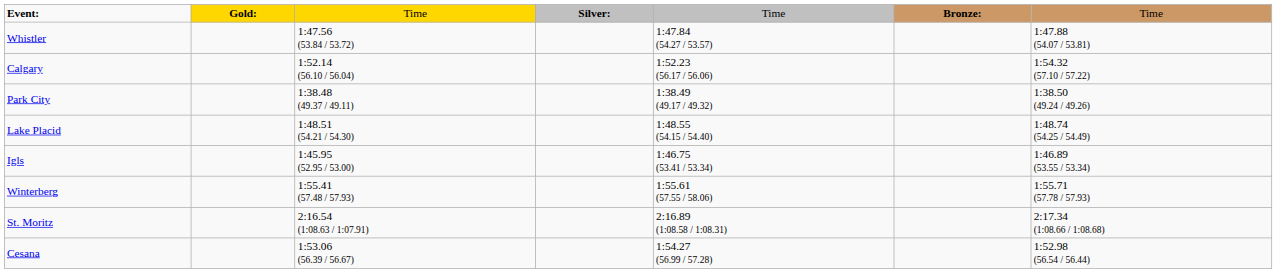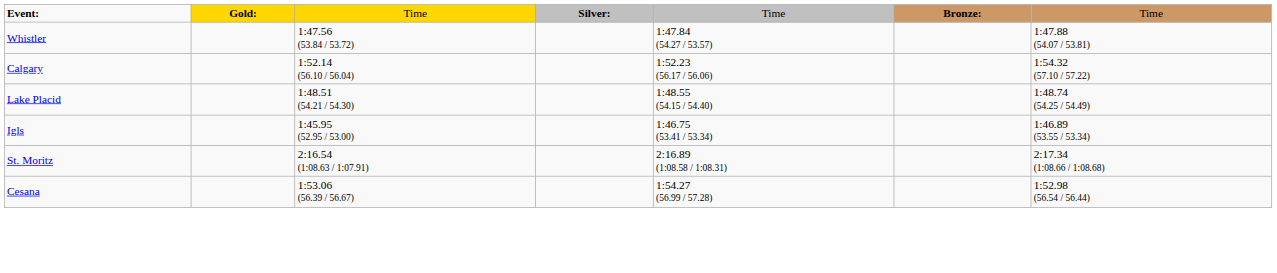- row: (29, 99)
- row: (33, 191)
